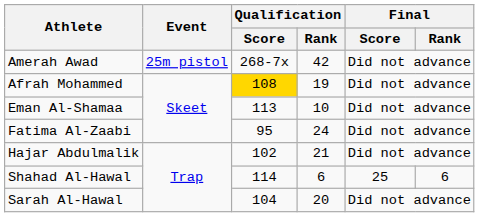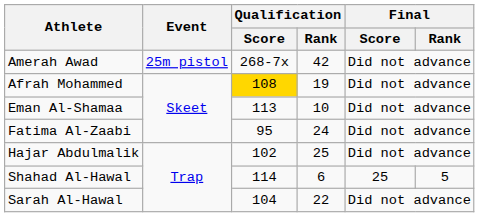(321, 154) 21 -> (321, 154) 25
(445, 177) 6 -> (445, 177) 5
(321, 200) 20 -> (321, 200) 22
